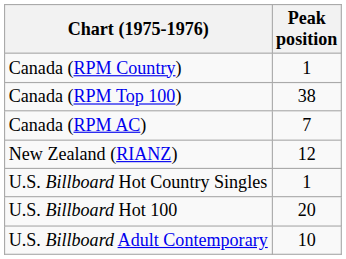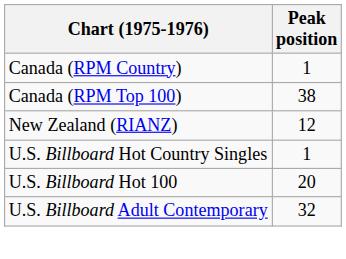- row: (78, 125)
(307, 239) 10 -> (307, 211) 32
